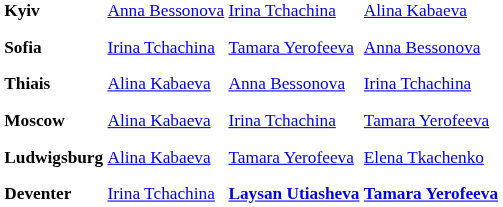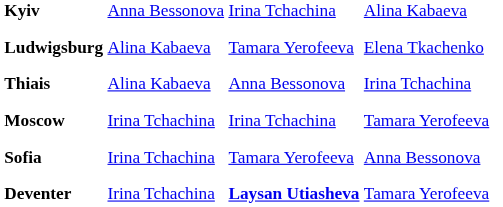rows swapped: (54, 157) <-> (23, 47)
(159, 120) Alina Kabaeva -> (161, 120) Irina Tchachina
(431, 194) bold -> (427, 194) normal
